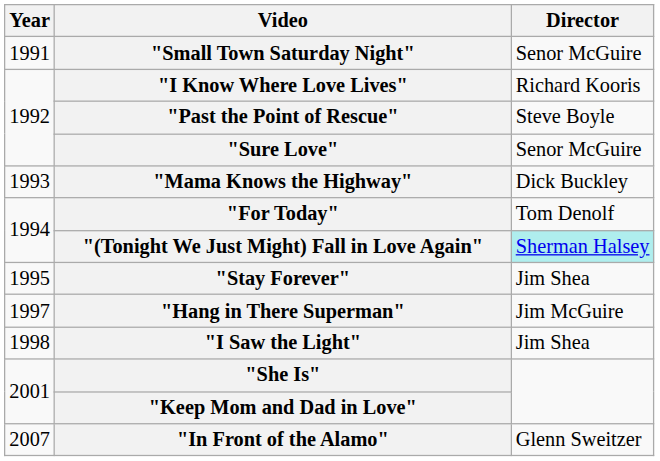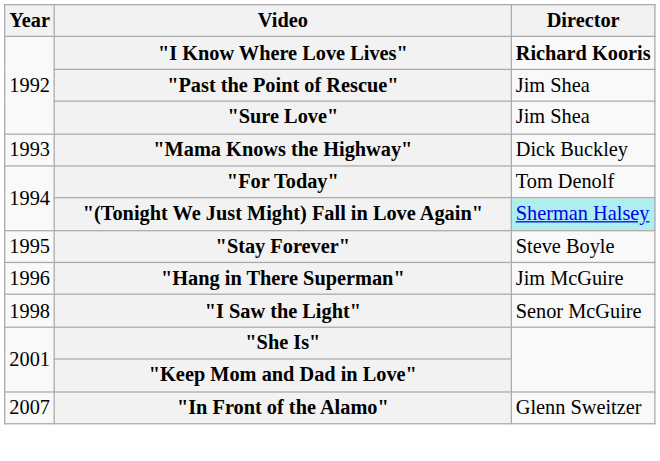- row: (283, 52)
(578, 85) normal -> (583, 52) bold
(565, 117) Steve Boyle -> (553, 85) Jim Shea
(579, 149) Senor McGuire -> (553, 117) Jim Shea
(553, 278) Jim Shea -> (565, 246) Steve Boyle
(30, 310) 1997 -> (30, 278) 1996
(553, 342) Jim Shea -> (579, 310) Senor McGuire
